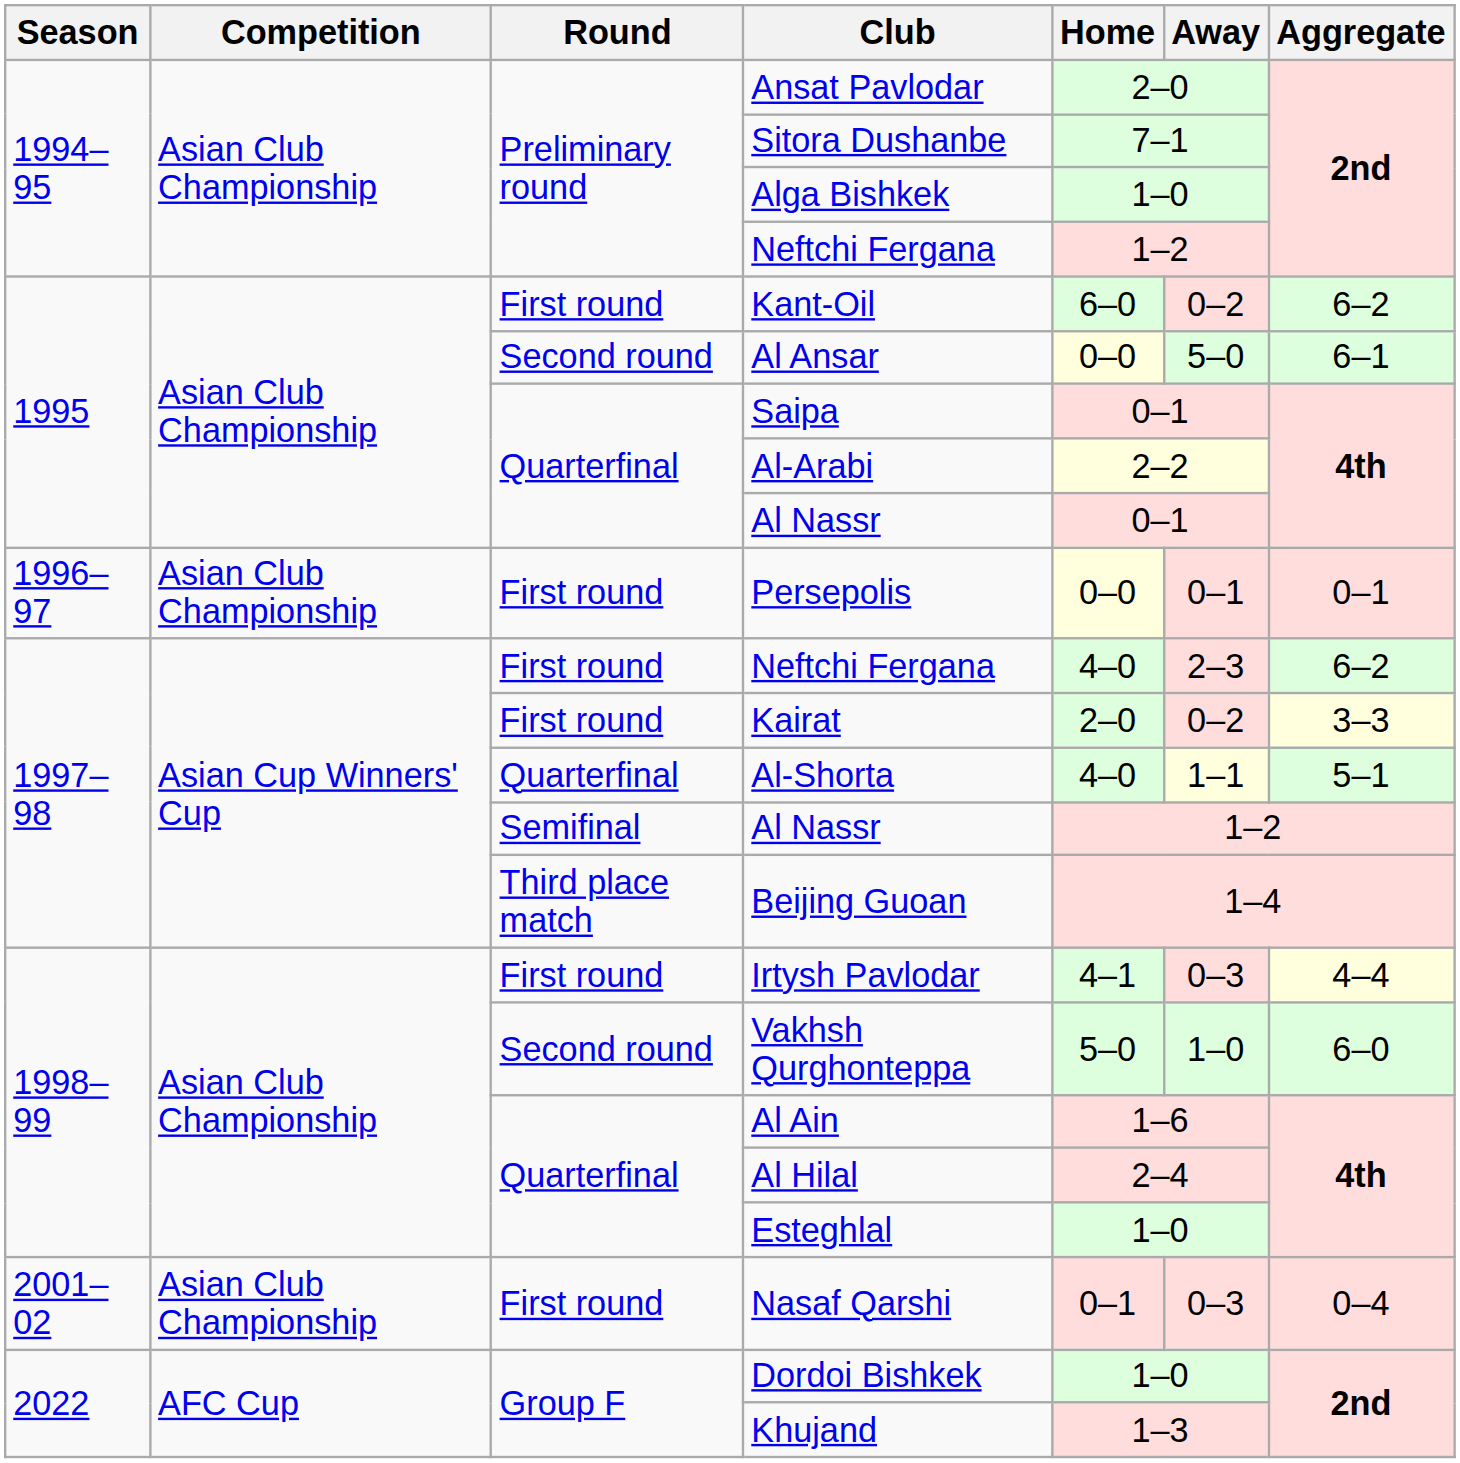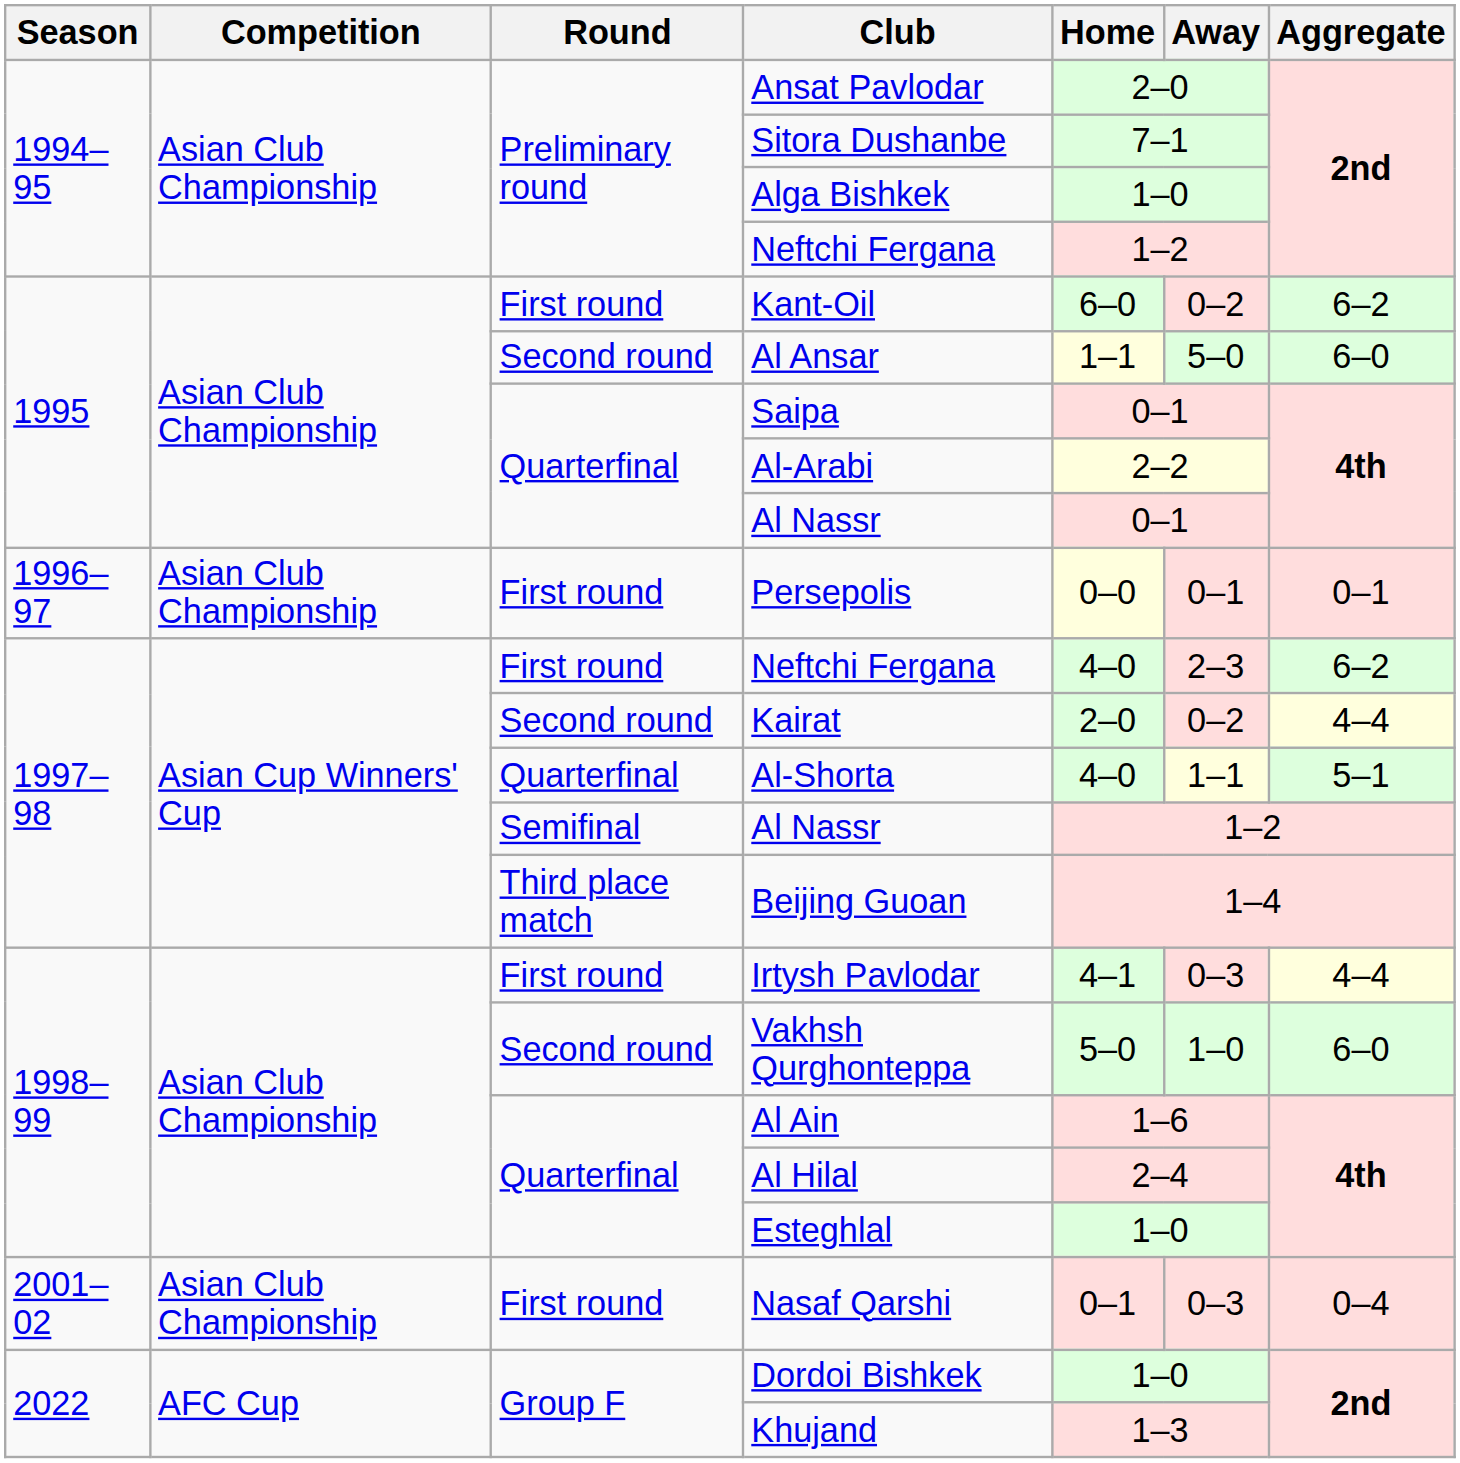(1108, 358) 0–0 -> (1108, 358) 1–1
(1361, 358) 6–1 -> (1361, 358) 6–0
(581, 720) First round -> (606, 720) Second round
(1361, 720) 3–3 -> (1361, 720) 4–4
